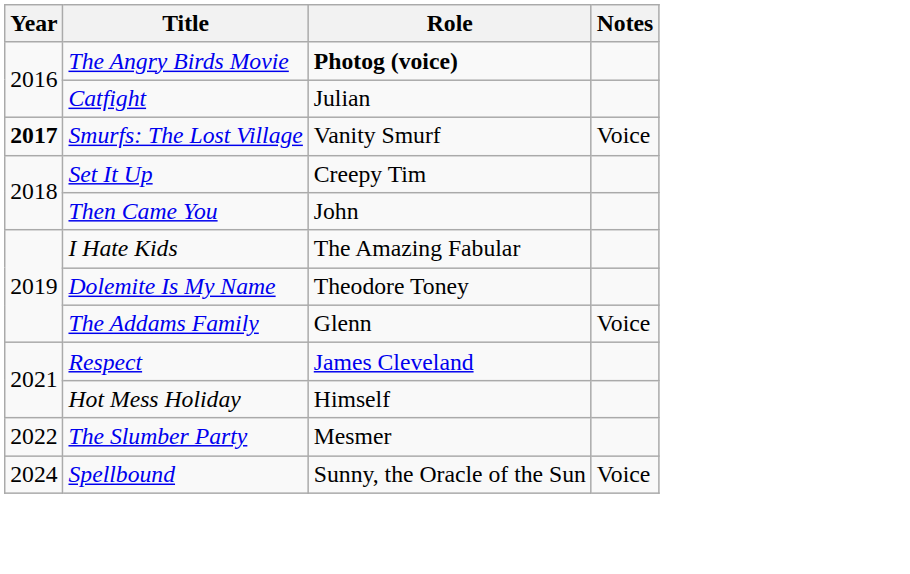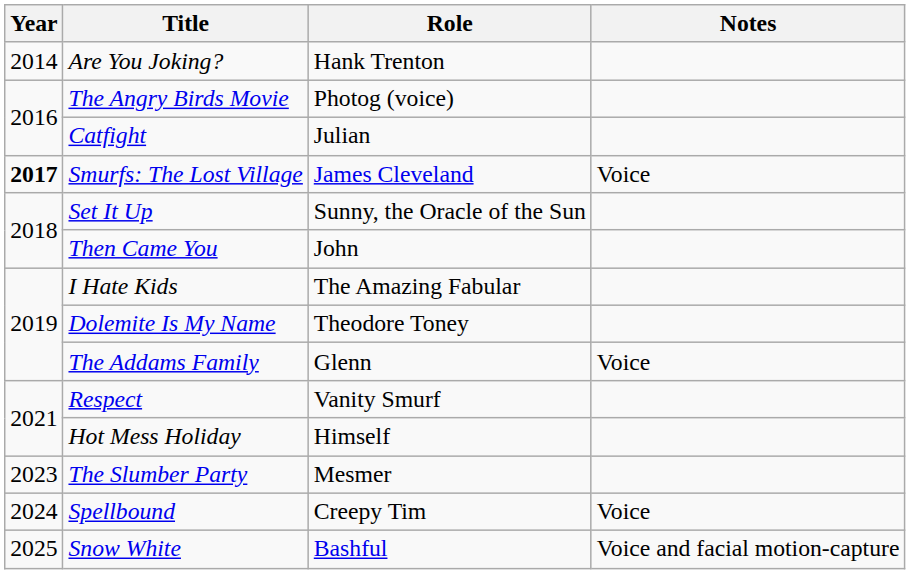+ row: (146, 60)
(386, 60) bold -> (384, 98) normal
(377, 135) Vanity Smurf -> (394, 173) James Cleveland
(370, 173) Creepy Tim -> (450, 211) Sunny, the Oracle of the Sun
(394, 361) James Cleveland -> (377, 398) Vanity Smurf
(34, 436) 2022 -> (34, 473) 2023
(450, 473) Sunny, the Oracle of the Sun -> (370, 511) Creepy Tim
+ row: (125, 549)
